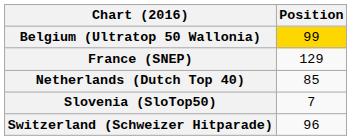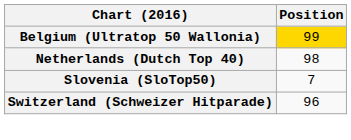- row: (140, 59)
(311, 81) 85 -> (311, 59) 98
